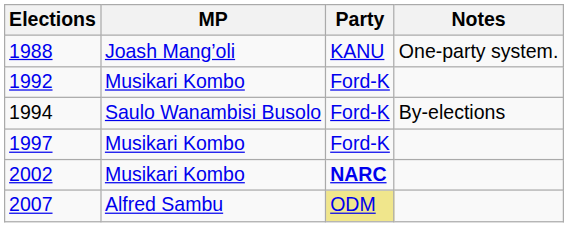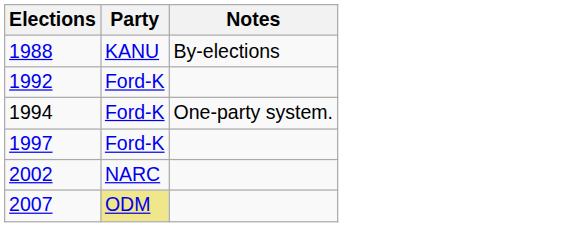- column: (213, 19)
(479, 50) One-party system. -> (227, 50) By-elections
(452, 112) By-elections -> (253, 112) One-party system.
(358, 174) bold -> (133, 174) normal
